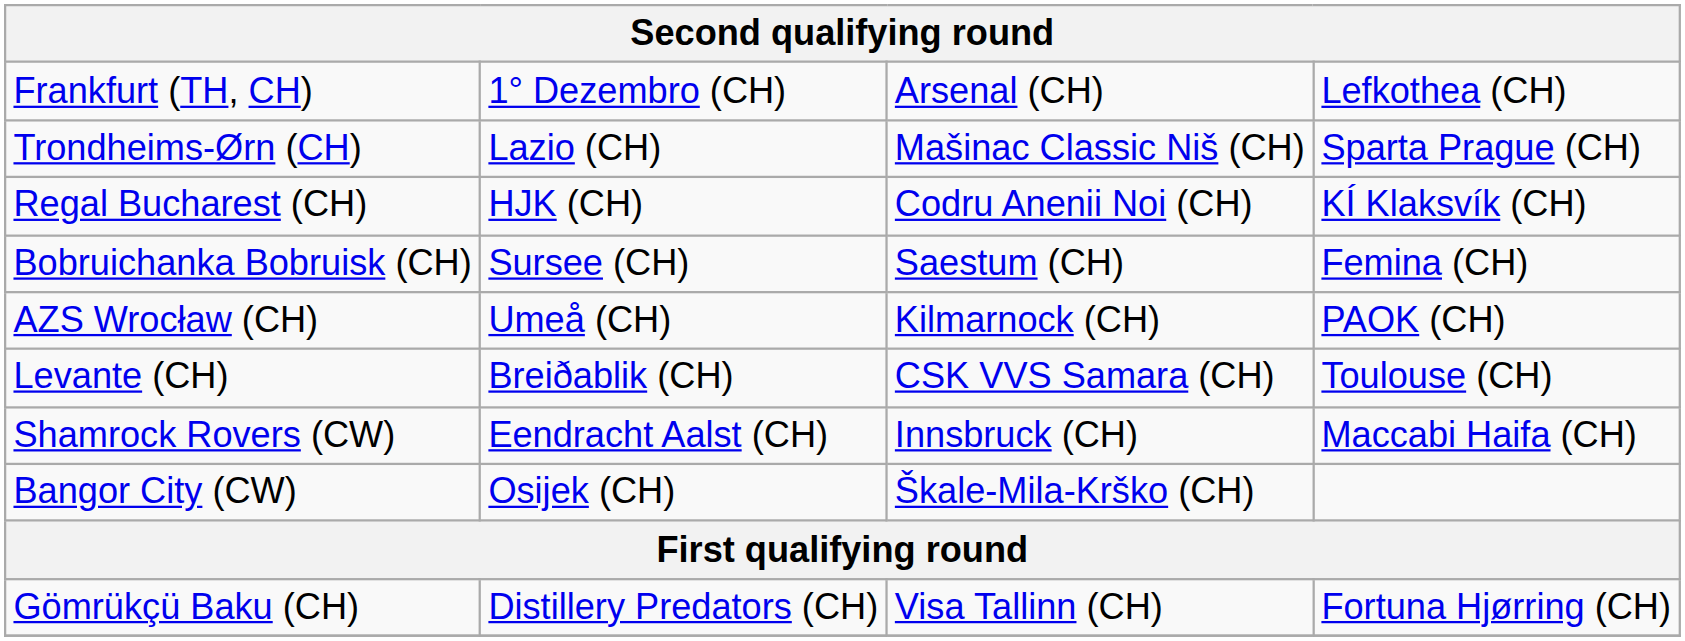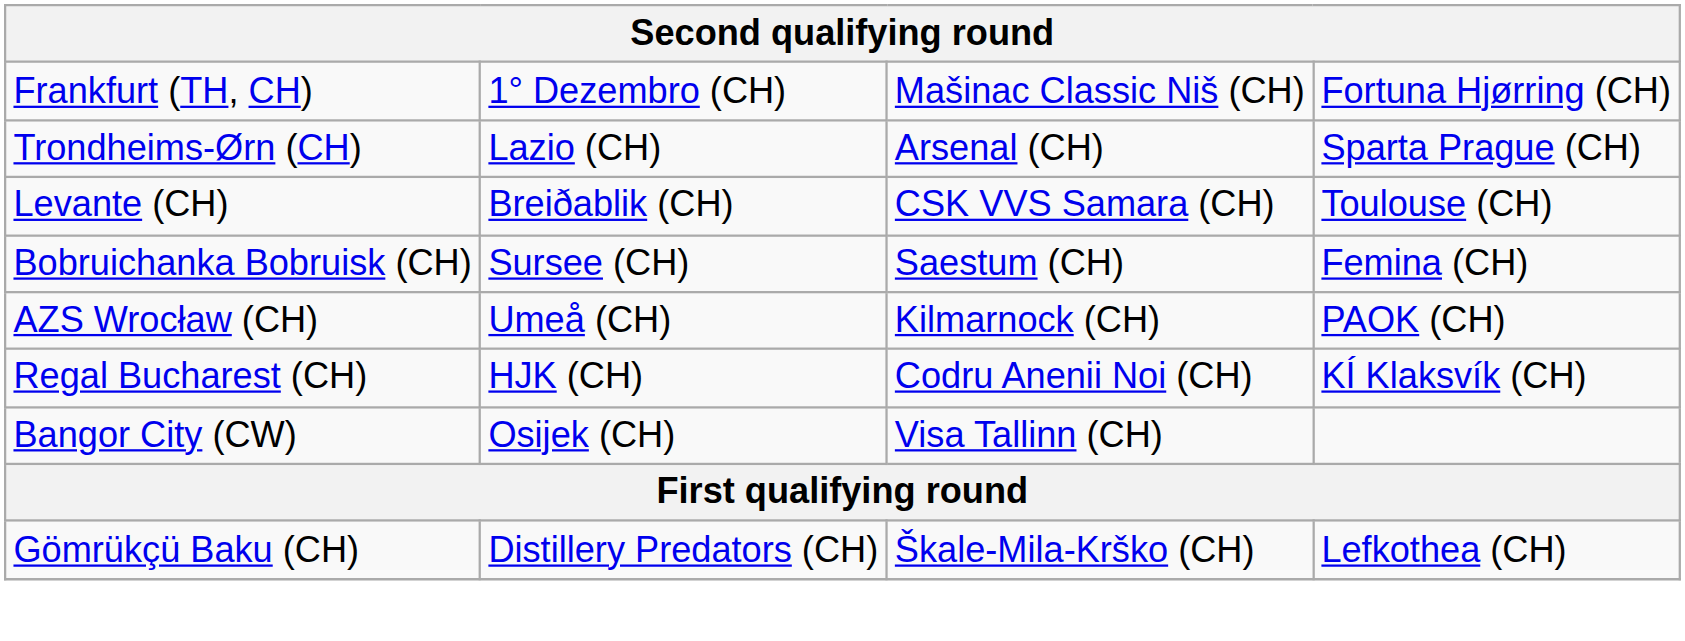(999, 90) Arsenal (CH) -> (1100, 90) Mašinac Classic Niš (CH)
(1444, 90) Lefkothea (CH) -> (1496, 90) Fortuna Hjørring (CH)
(1100, 147) Mašinac Classic Niš (CH) -> (999, 147) Arsenal (CH)
rows swapped: (121, 377) <-> (190, 205)
- row: (204, 434)
(1075, 491) Škale-Mila-Krško (CH) -> (1029, 434) Visa Tallinn (CH)
(1029, 606) Visa Tallinn (CH) -> (1075, 549) Škale-Mila-Krško (CH)
(1496, 606) Fortuna Hjørring (CH) -> (1444, 549) Lefkothea (CH)
